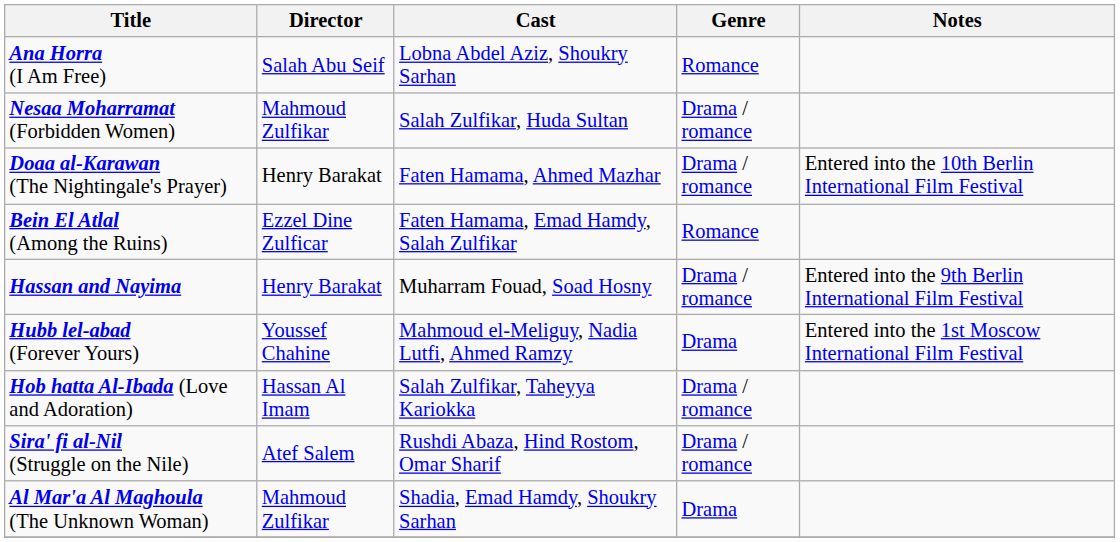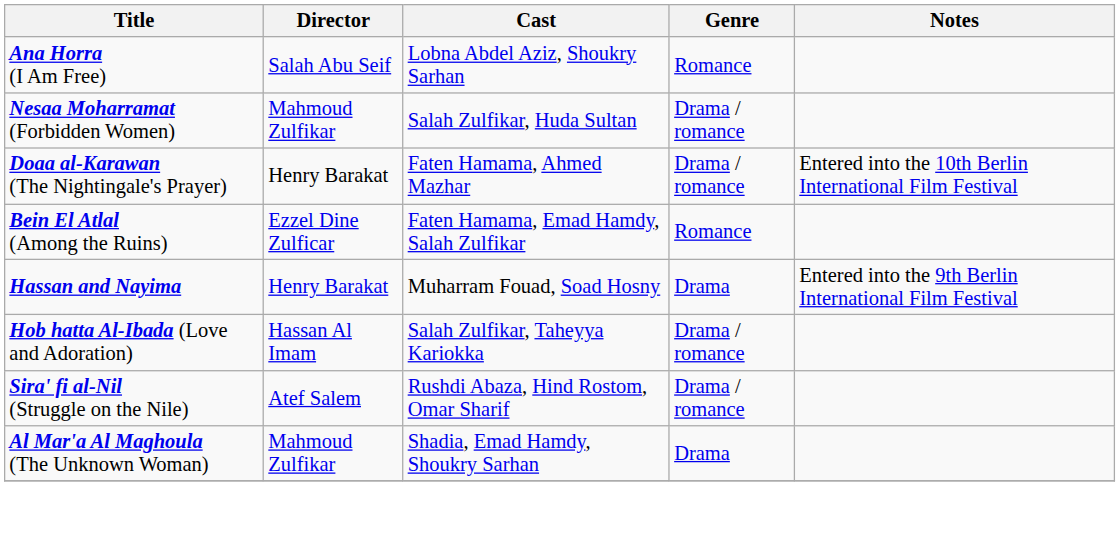(717, 286) Drama / romance -> (702, 286) Drama
- row: (74, 342)
